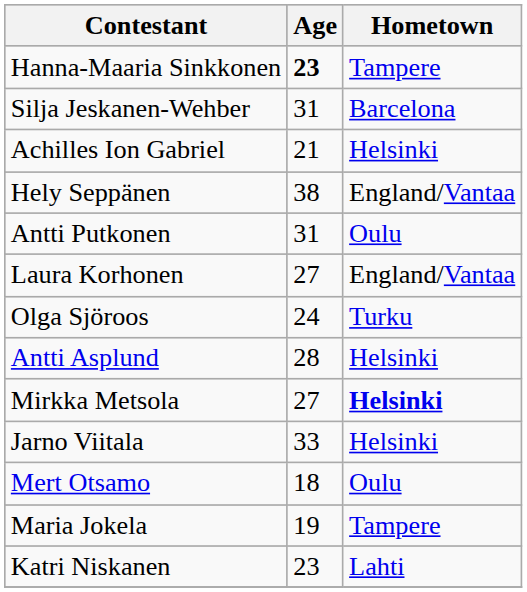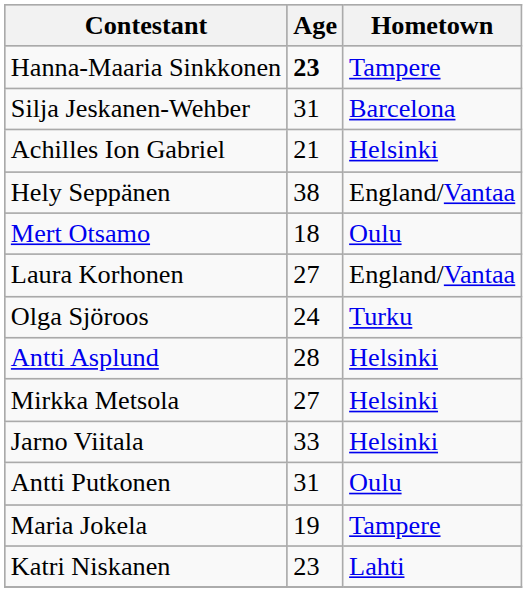rows swapped: (91, 233) <-> (80, 483)
(396, 399) bold -> (394, 399) normal
